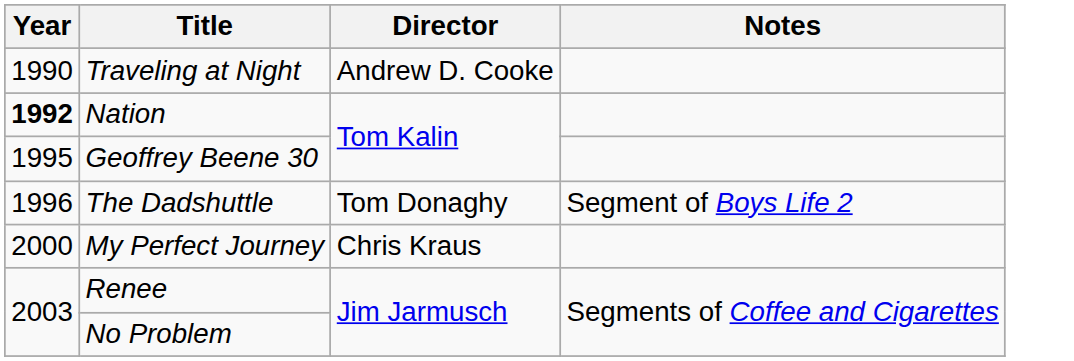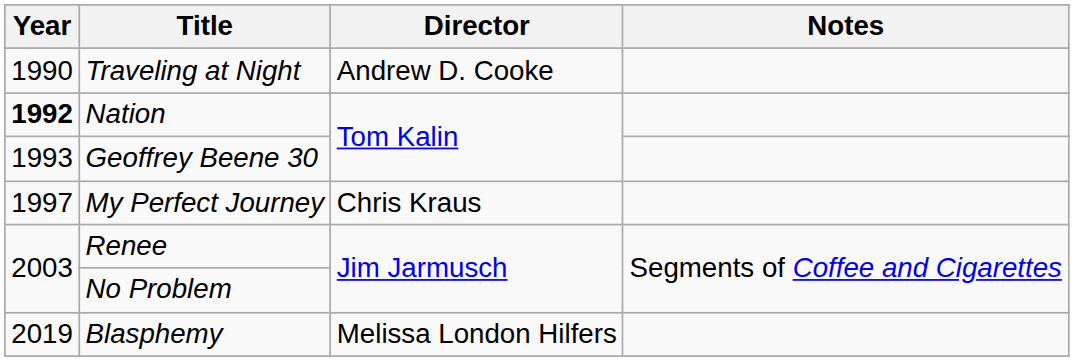(42, 158) 1995 -> (42, 158) 1993
- row: (179, 202)
(42, 245) 2000 -> (42, 202) 1997
+ row: (154, 333)
